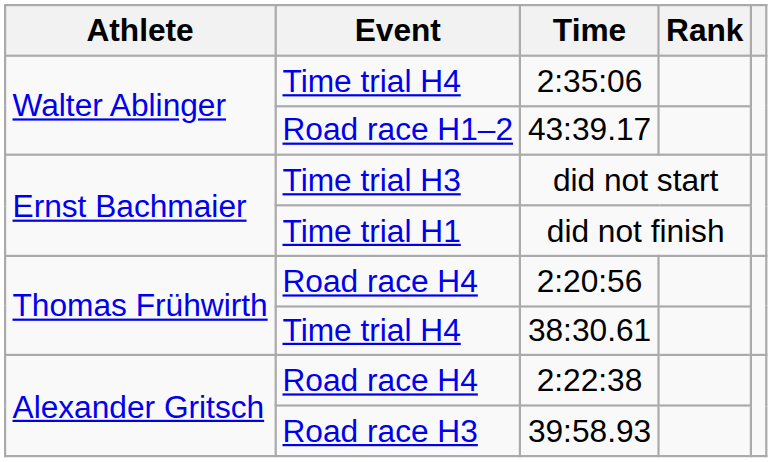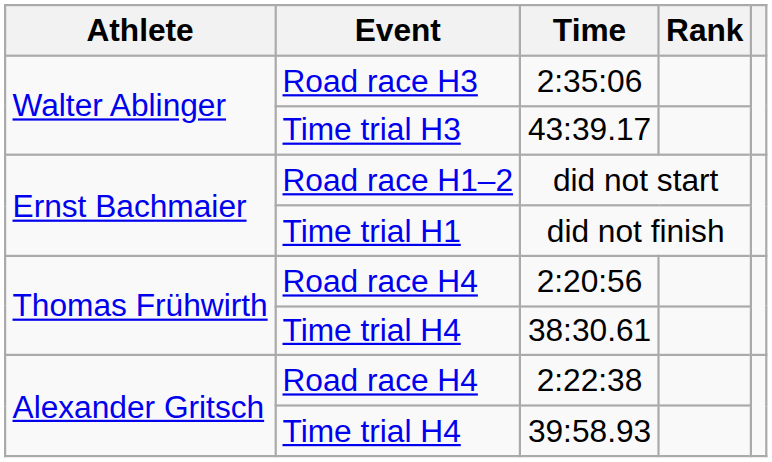(372, 81) Time trial H4 -> (380, 81) Road race H3
(398, 131) Road race H1–2 -> (372, 131) Time trial H3
(372, 181) Time trial H3 -> (398, 181) Road race H1–2
(380, 431) Road race H3 -> (372, 431) Time trial H4
